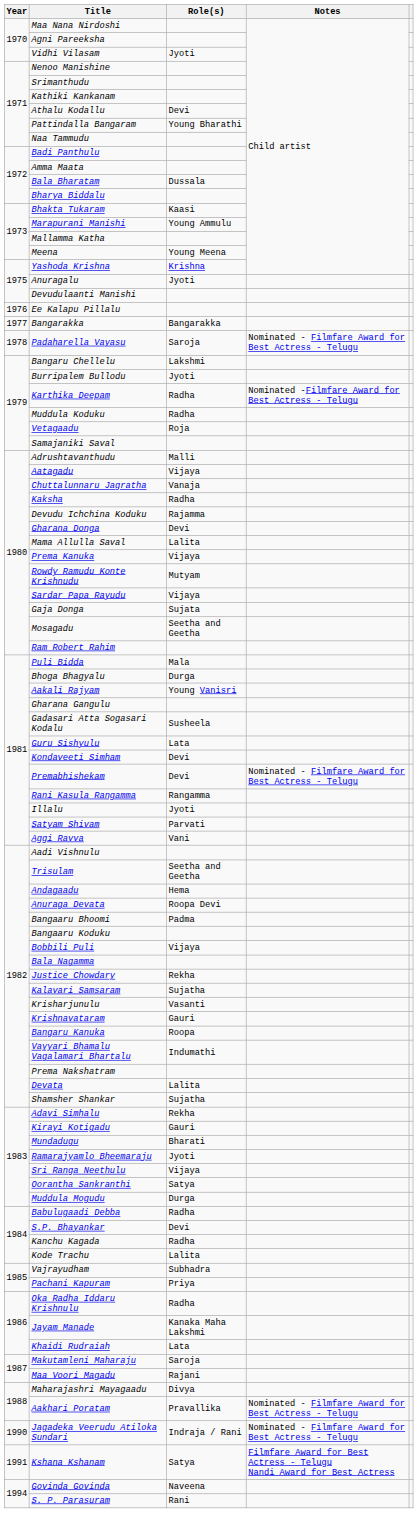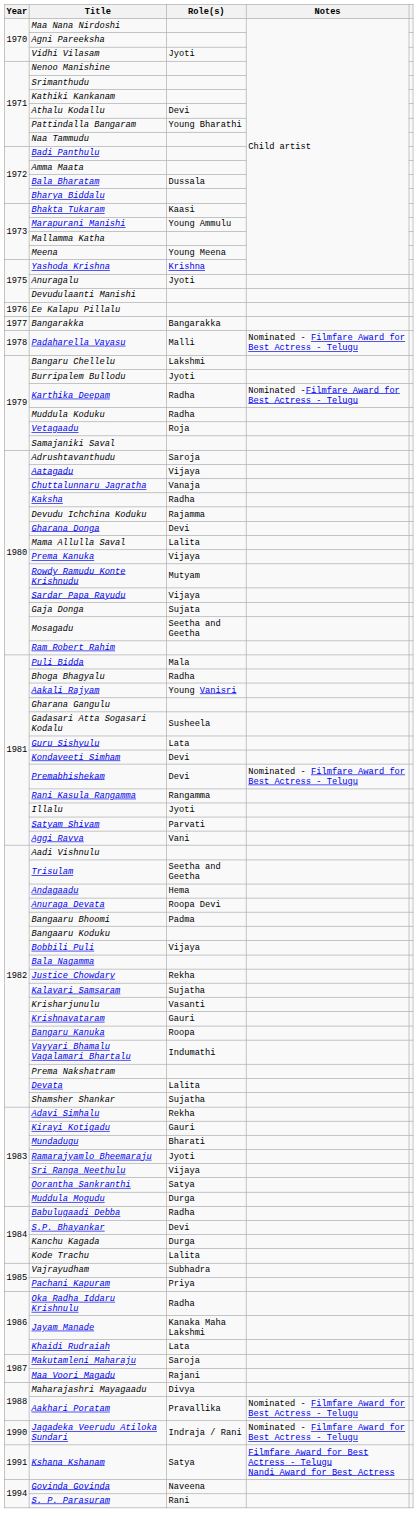(184, 343) Saroja -> (182, 343) Malli
(182, 457) Malli -> (184, 457) Saroja
(182, 676) Durga -> (182, 676) Radha
(182, 1242) Radha -> (182, 1242) Durga
